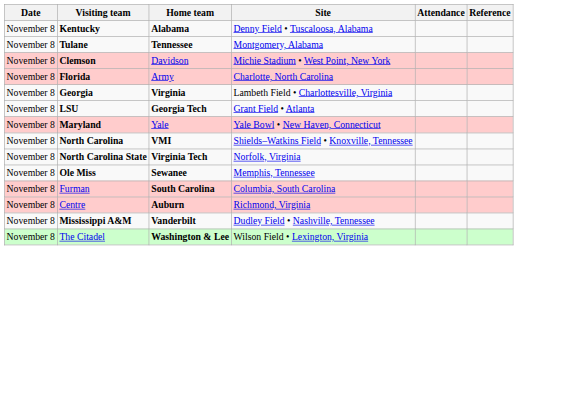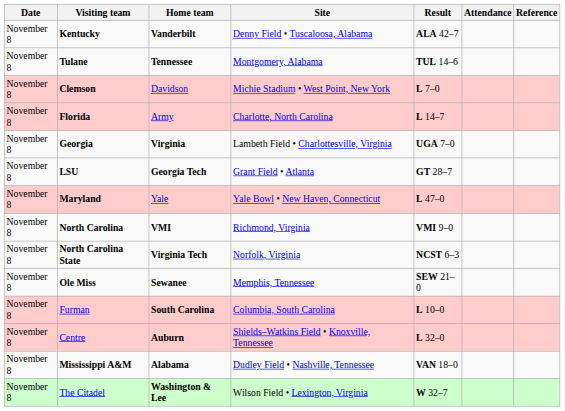+ column: (438, 12)
(170, 28) Alabama -> (173, 34) Vanderbilt
(323, 141) Shields–Watkins Field • Knoxville, Tennessee -> (272, 227) Richmond, Virginia
(272, 205) Richmond, Virginia -> (302, 337) Shields–Watkins Field • Knoxville, Tennessee
(173, 221) Vanderbilt -> (170, 365) Alabama
